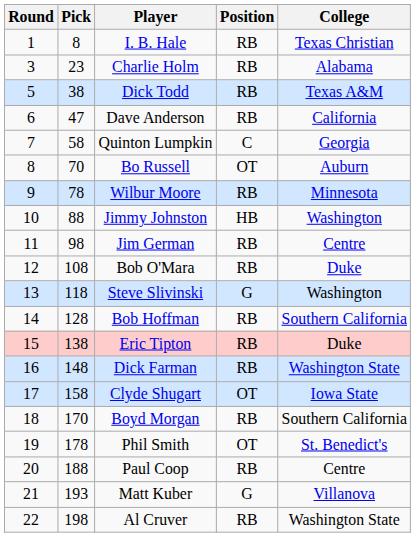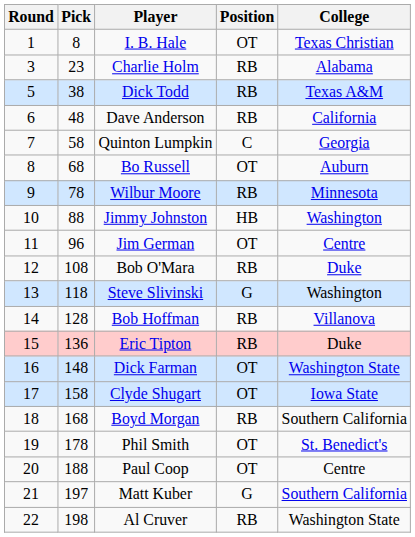(247, 42) RB -> (247, 42) OT
(76, 117) 47 -> (76, 117) 48
(76, 167) 70 -> (76, 167) 68
(76, 243) 98 -> (76, 243) 96
(247, 243) RB -> (247, 243) OT
(344, 318) Southern California -> (344, 318) Villanova
(76, 343) 138 -> (76, 343) 136
(247, 368) RB -> (247, 368) OT
(76, 419) 170 -> (76, 419) 168
(247, 469) RB -> (247, 469) OT
(76, 494) 193 -> (76, 494) 197
(344, 494) Villanova -> (344, 494) Southern California
